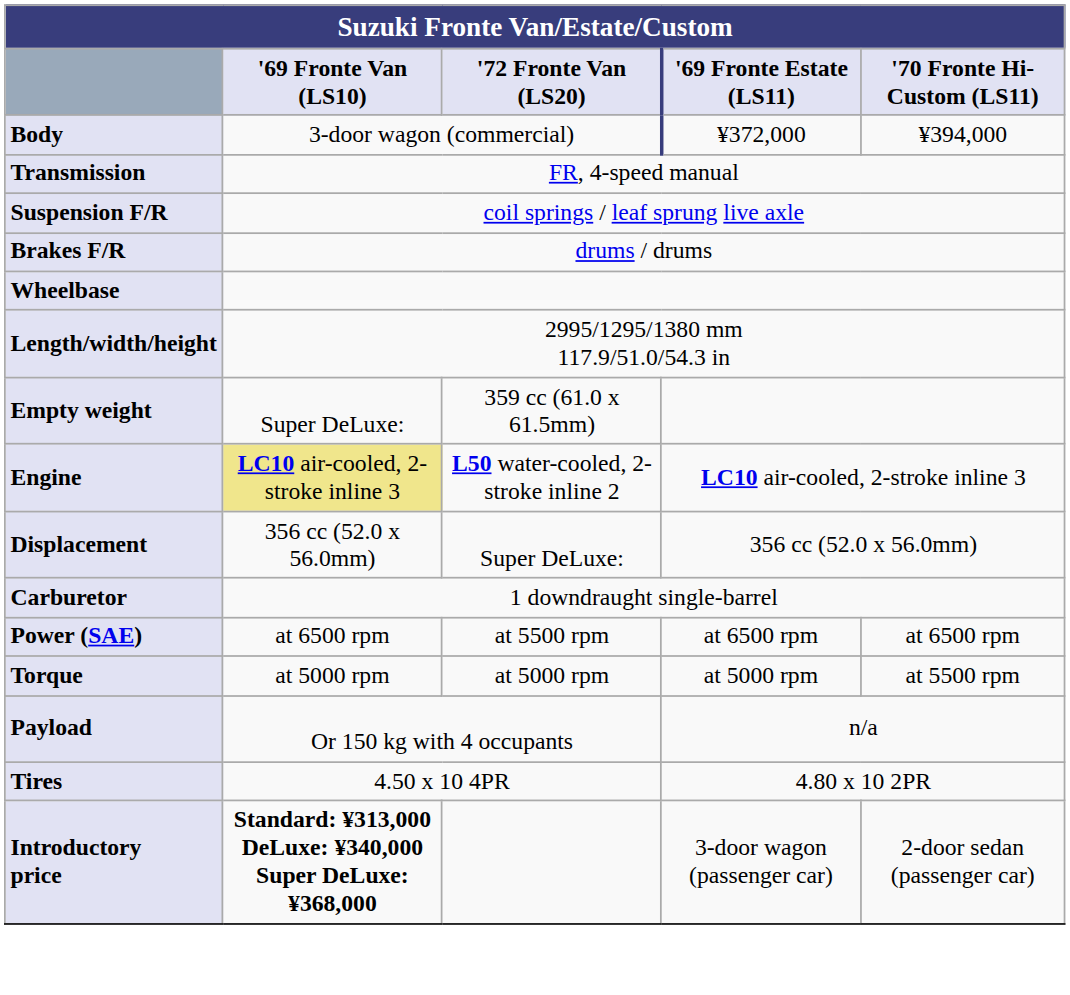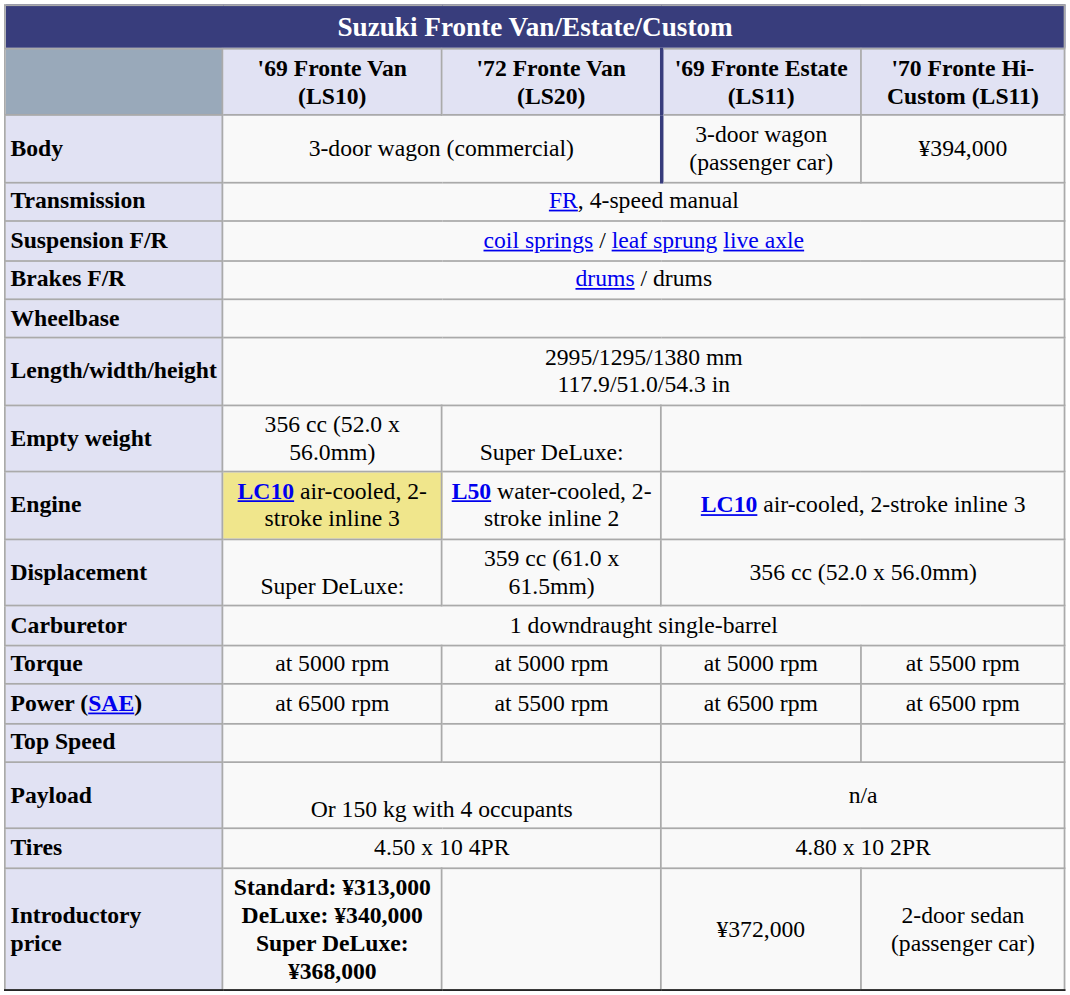(761, 134) ¥372,000 -> (761, 148) 3-door wagon (passenger car)
(332, 424) Super DeLuxe: -> (332, 438) 356 cc (52.0 x 56.0mm)
(552, 410) 359 cc (61.0 x 61.5mm) -> (552, 452) Super DeLuxe:
(332, 544) 356 cc (52.0 x 56.0mm) -> (332, 586) Super DeLuxe:
(552, 558) Super DeLuxe: -> (552, 572) 359 cc (61.0 x 61.5mm)
rows swapped: (76, 636) <-> (47, 675)
+ row: (63, 742)
(761, 862) 3-door wagon (passenger car) -> (761, 928) ¥372,000
